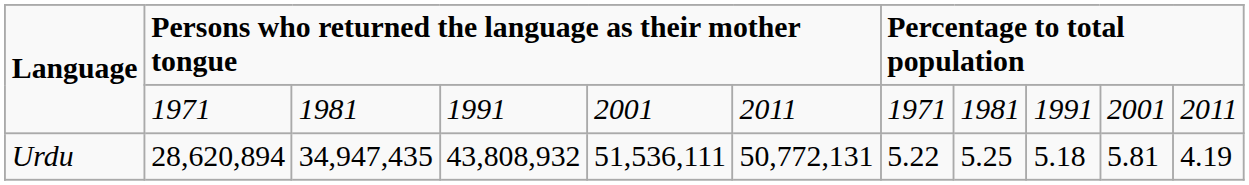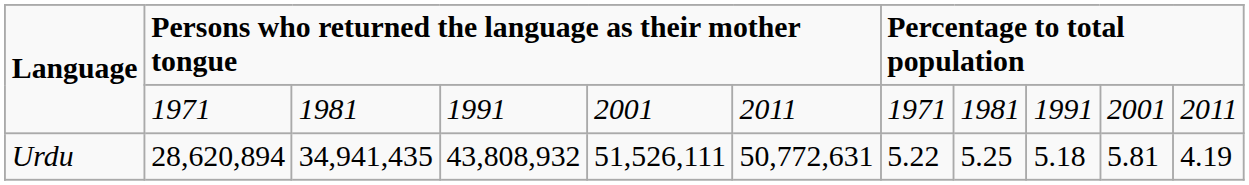(366, 155) 34,947,435 -> (366, 155) 34,941,435
(660, 155) 51,536,111 -> (660, 155) 51,526,111
(807, 155) 50,772,131 -> (807, 155) 50,772,631
